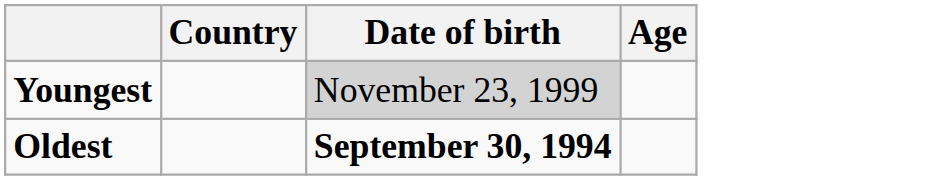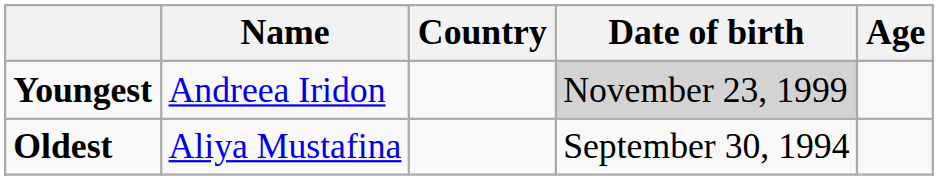+ column: (285, 32)
(463, 145) bold -> (706, 145) normal
